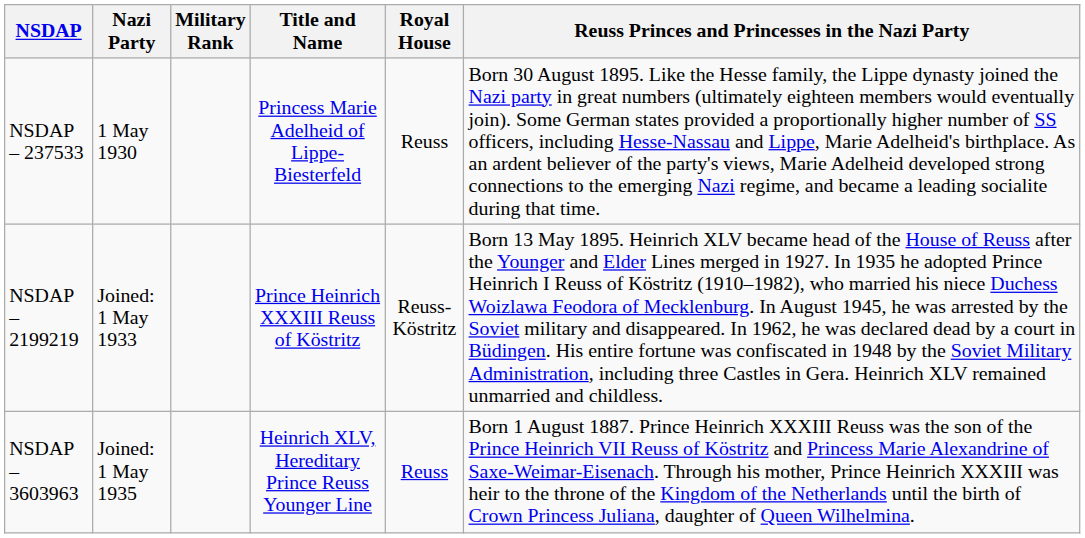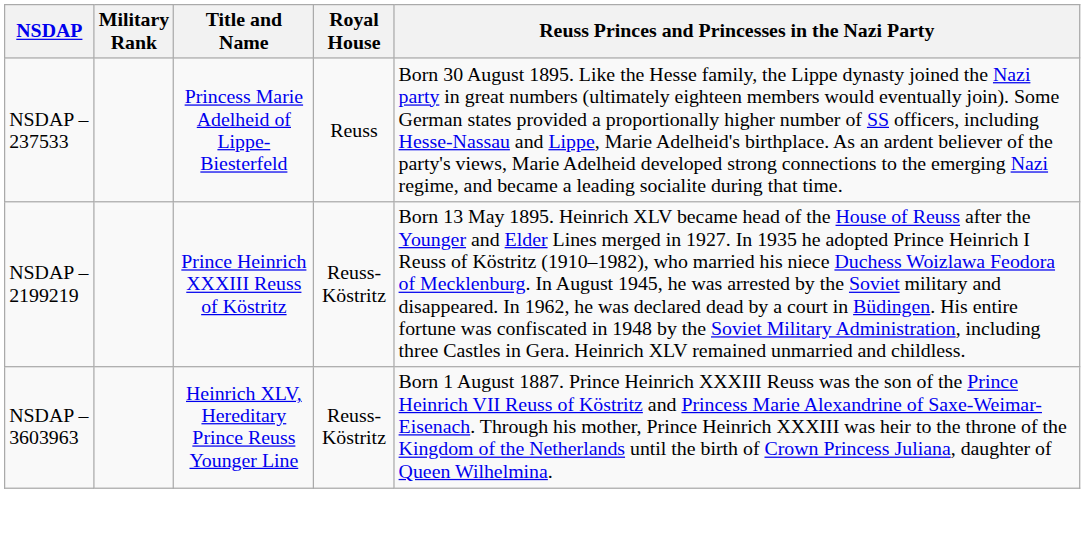- column: (132, 31)
(424, 471) Reuss -> (354, 427) Reuss-Köstritz
